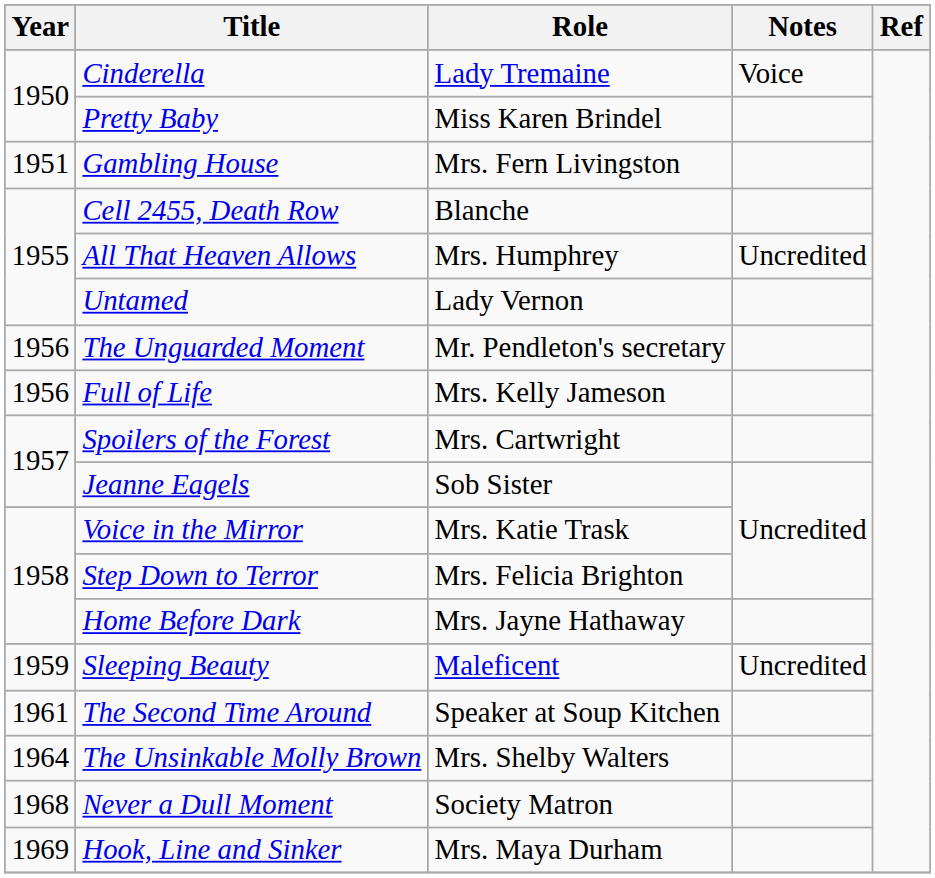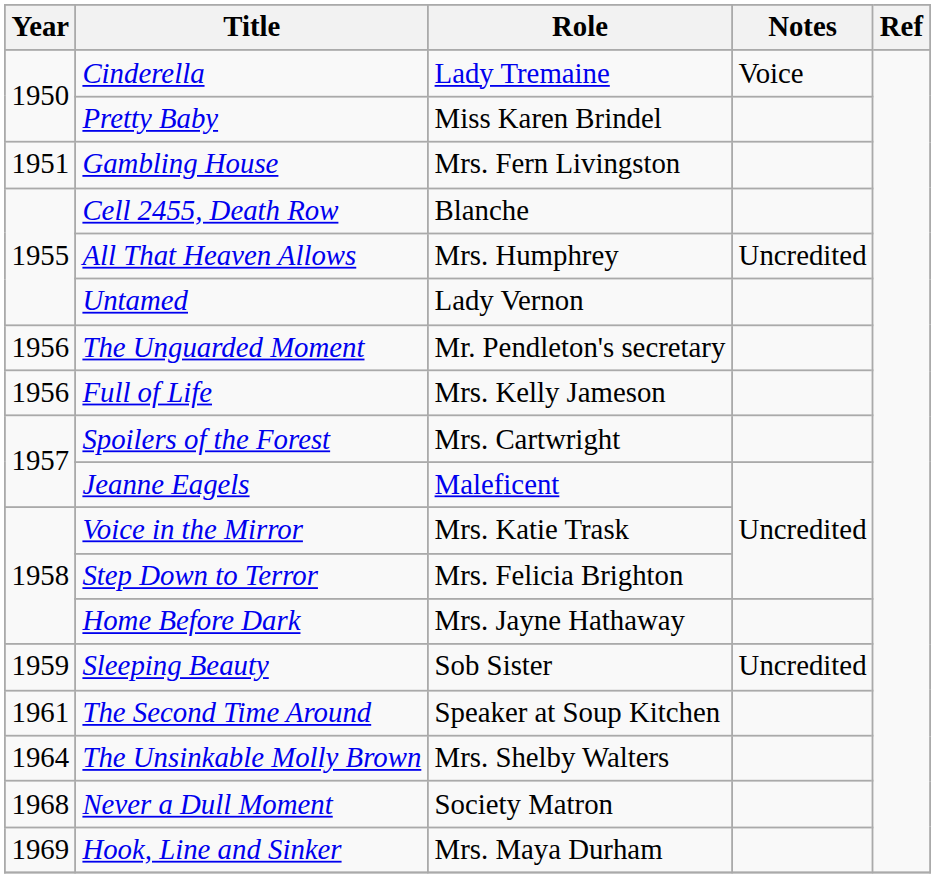(493, 484) Sob Sister -> (497, 484) Maleficent
(497, 666) Maleficent -> (493, 666) Sob Sister
